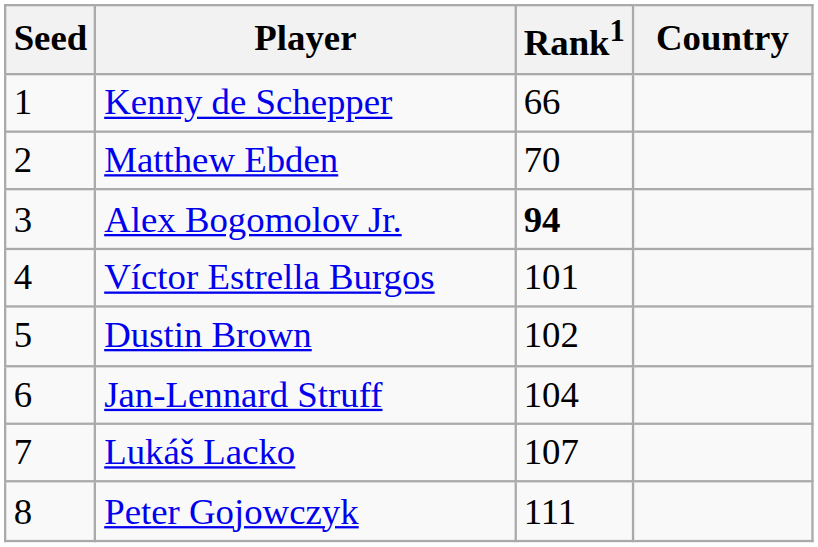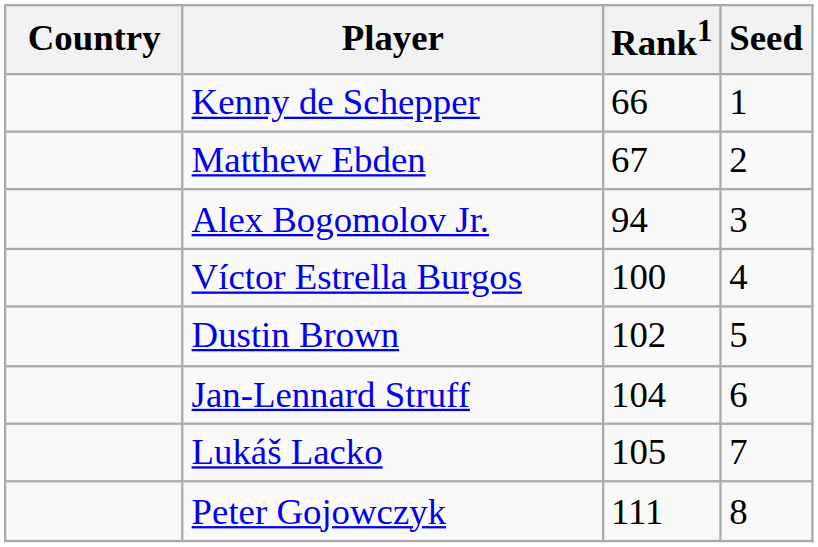columns swapped: (722, 38) <-> (50, 38)
(542, 160) 70 -> (629, 160) 67
(542, 218) bold -> (629, 218) normal
(551, 277) 101 -> (639, 277) 100
(551, 452) 107 -> (639, 452) 105
